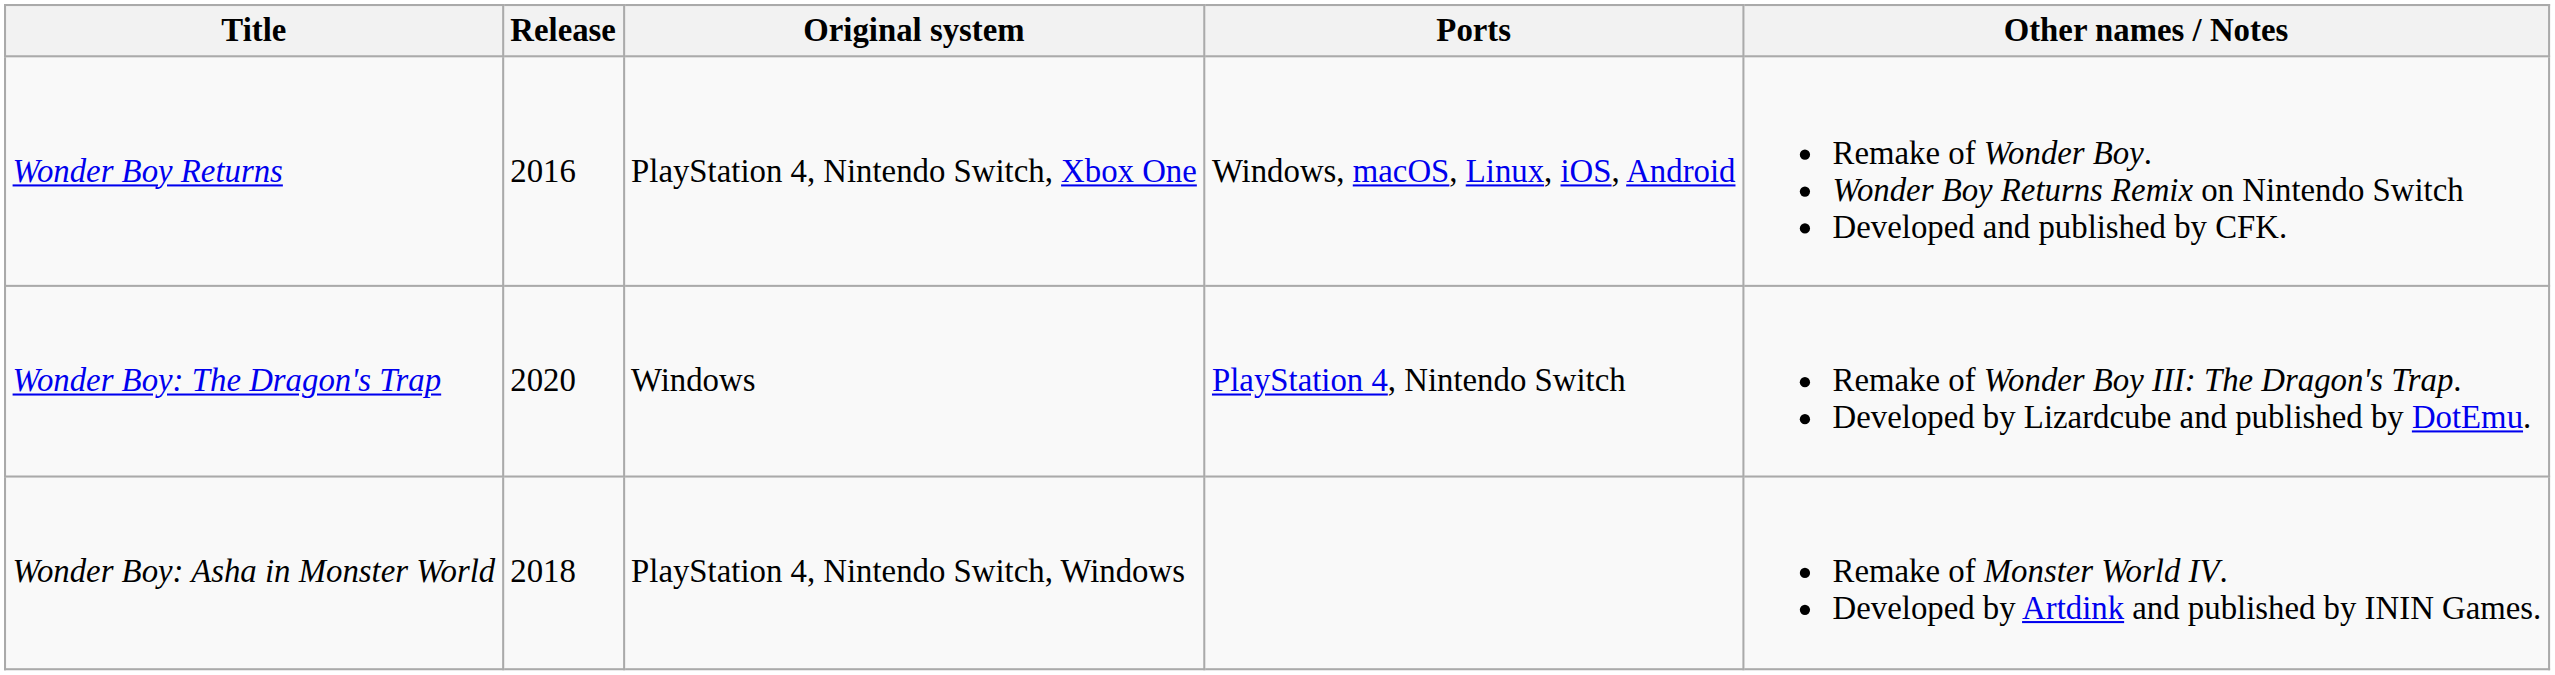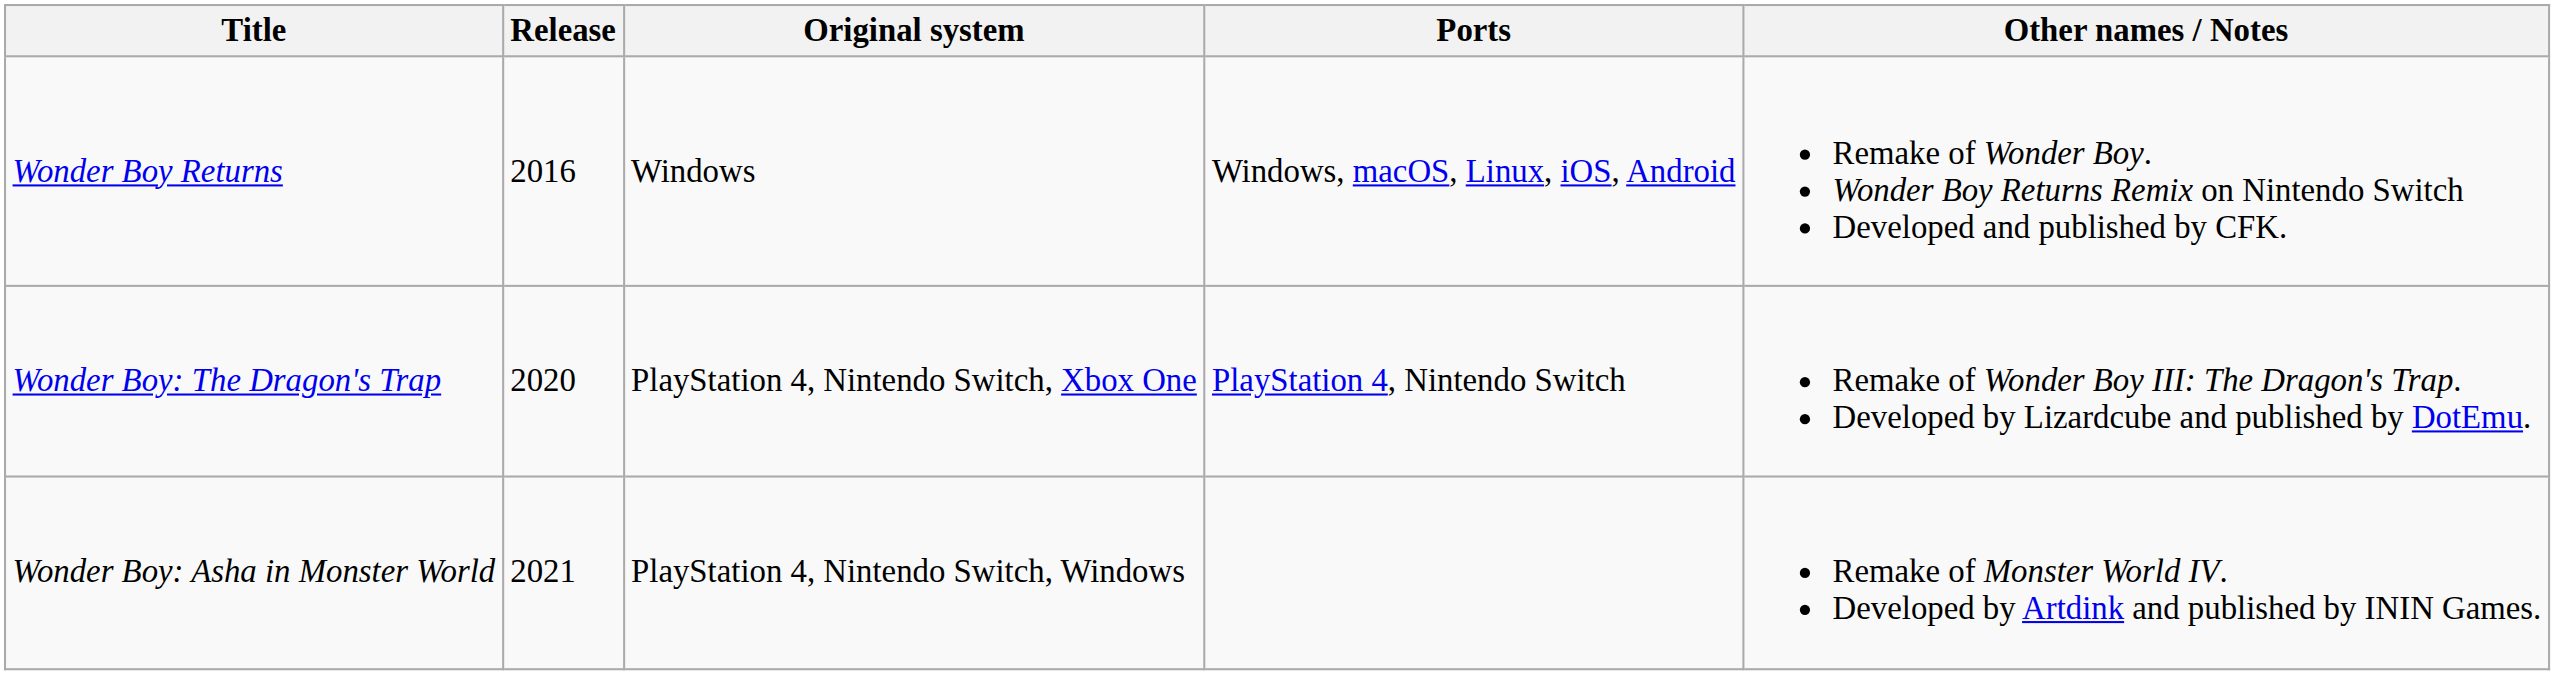(914, 170) PlayStation 4, Nintendo Switch, Xbox One -> (693, 170) Windows
(693, 380) Windows -> (914, 380) PlayStation 4, Nintendo Switch, Xbox One
(543, 571) 2018 -> (543, 571) 2021
